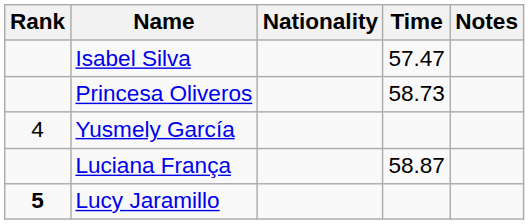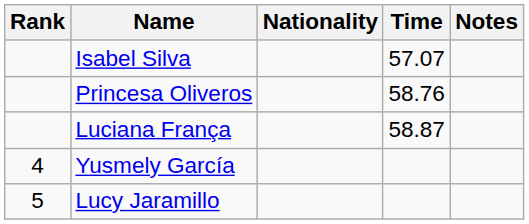(417, 58) 57.47 -> (417, 58) 57.07
(417, 93) 58.73 -> (417, 93) 58.76
rows swapped: (153, 165) <-> (155, 129)
(37, 201) bold -> (37, 201) normal
